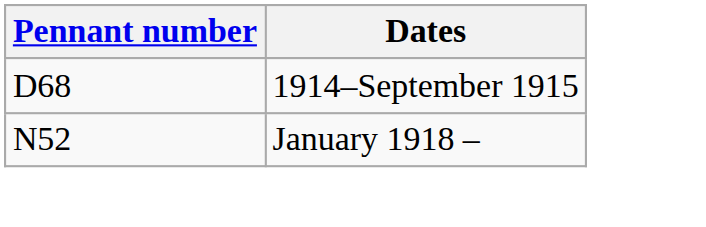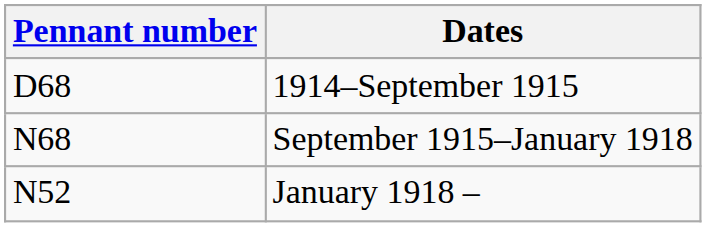+ row: (483, 138)
